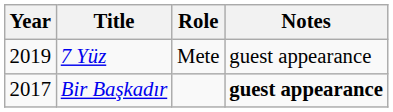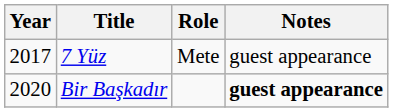(30, 56) 2019 -> (30, 56) 2017
(30, 90) 2017 -> (30, 90) 2020
